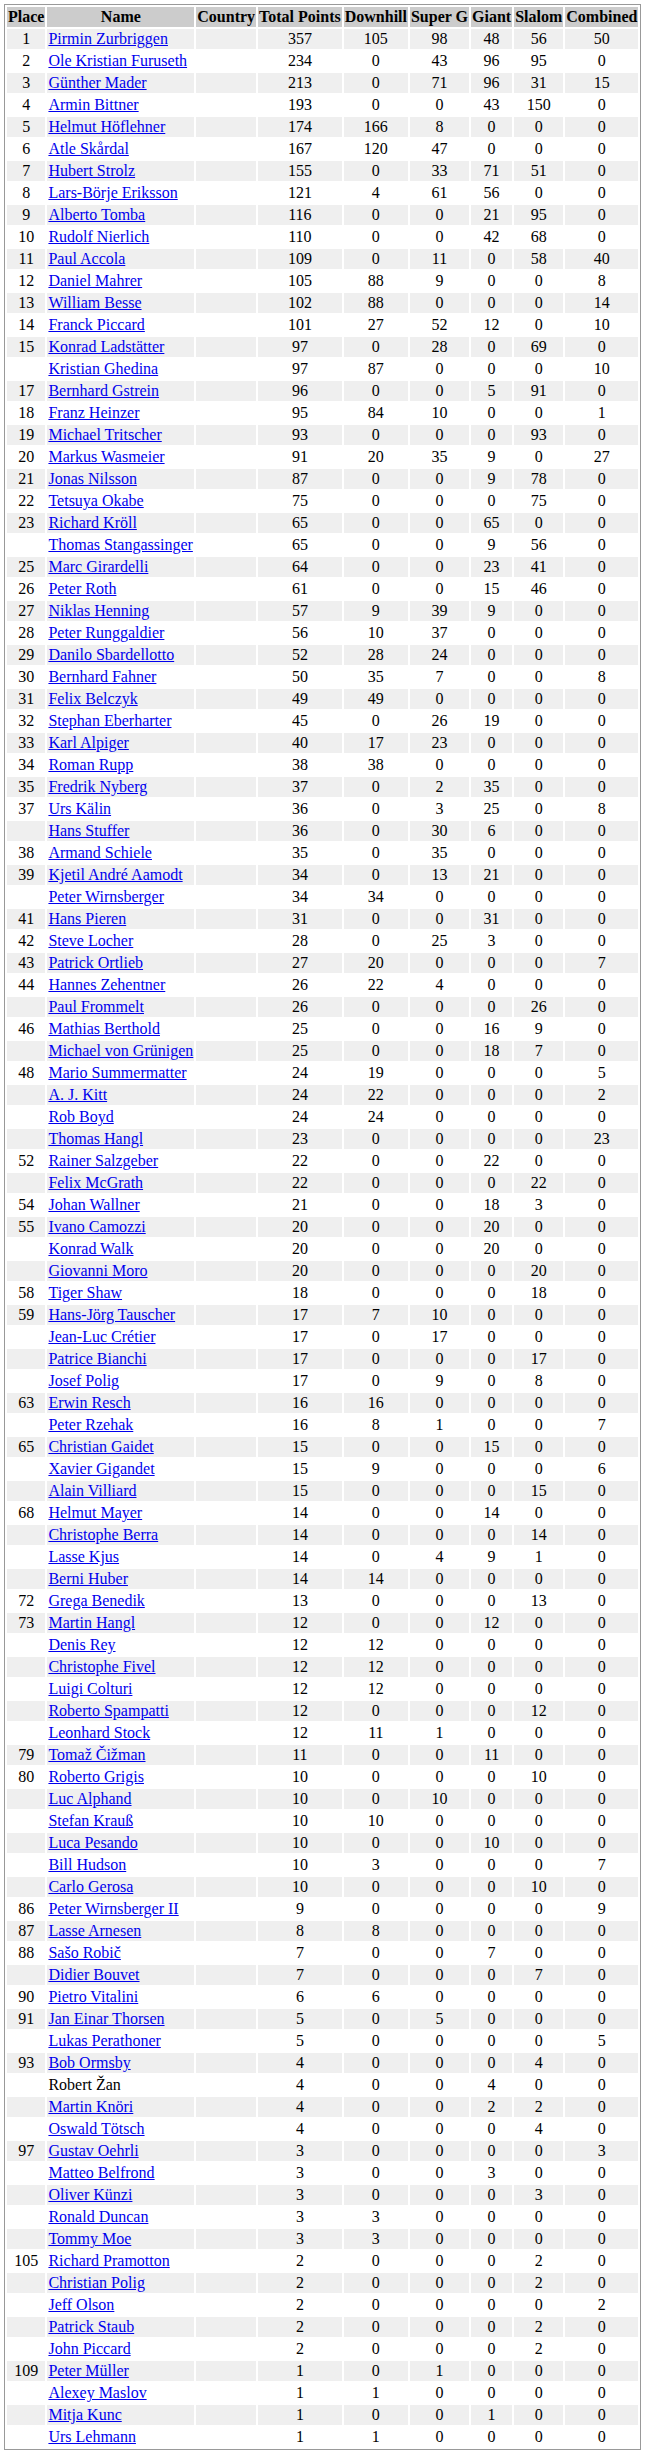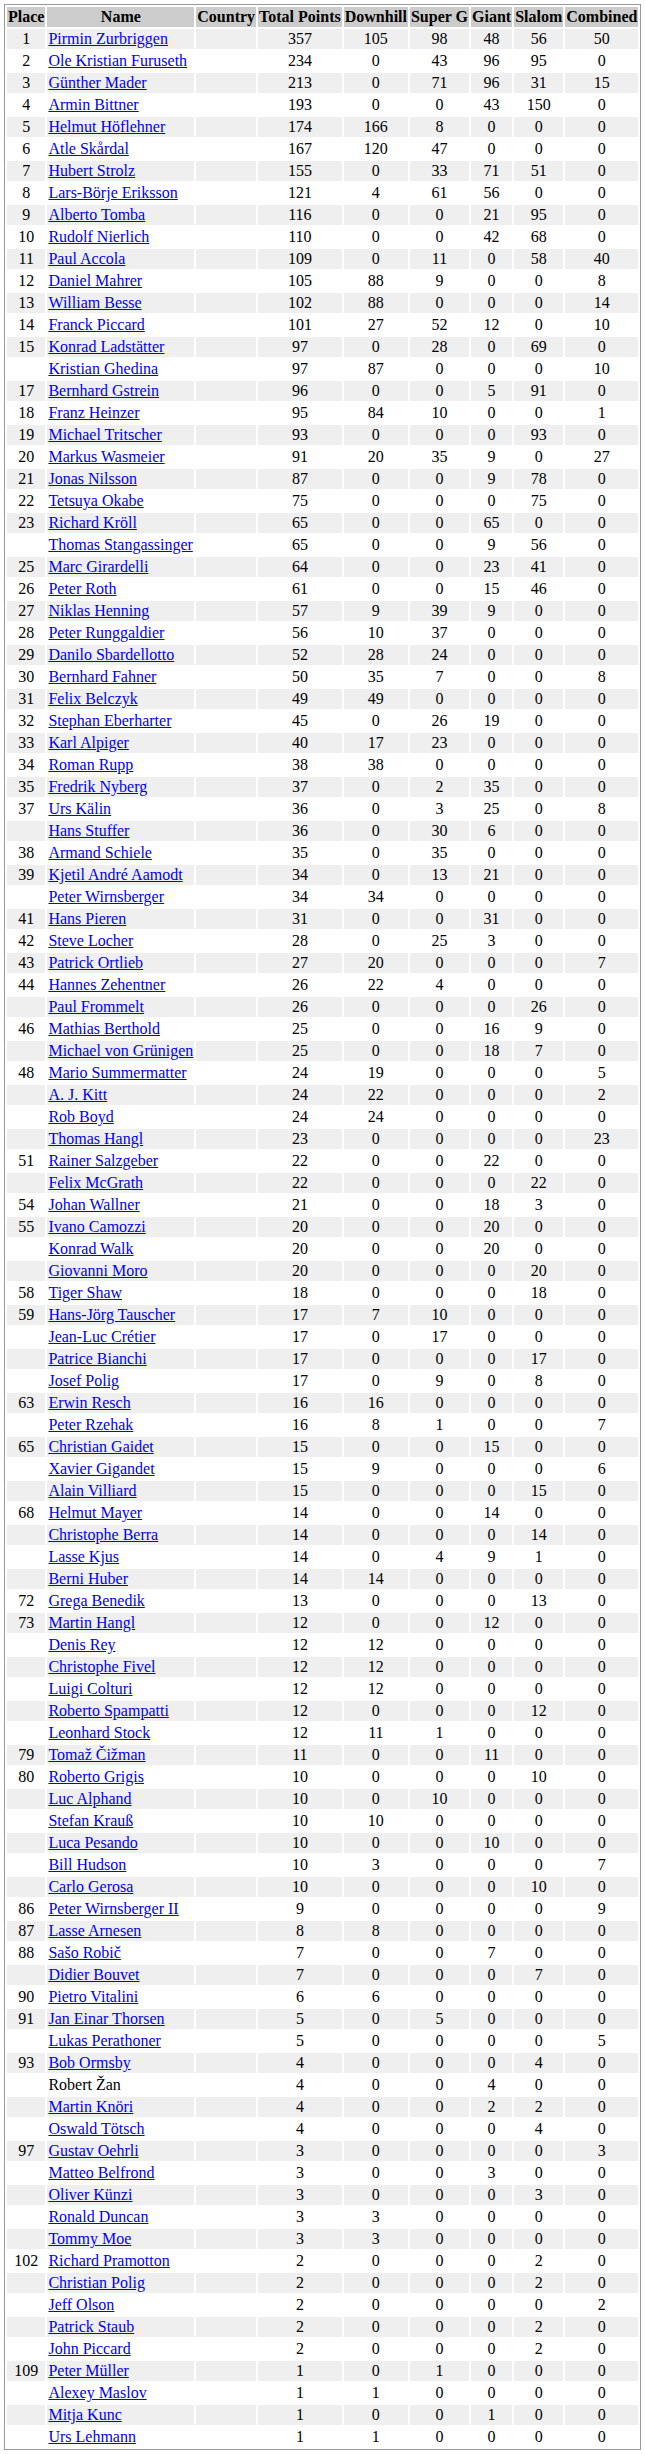(26, 1160) 52 -> (26, 1160) 51
(26, 2260) 105 -> (26, 2260) 102
